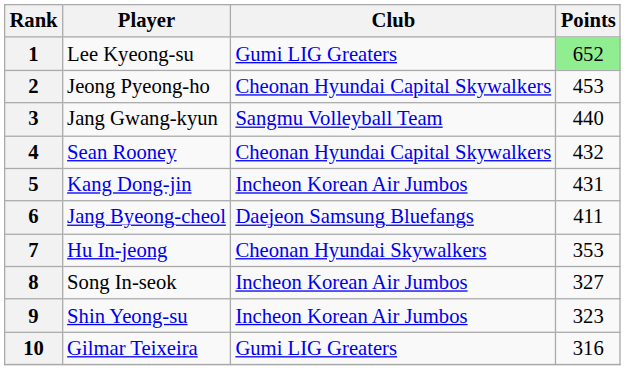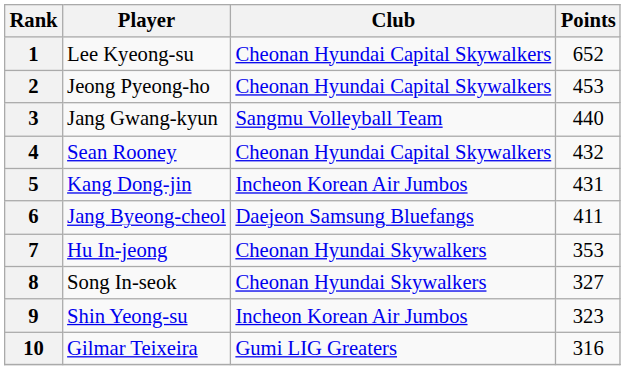(316, 53) Gumi LIG Greaters -> (393, 53) Cheonan Hyundai Capital Skywalkers
(588, 53) lightgreen background -> (588, 53) no background
(351, 282) Incheon Korean Air Jumbos -> (361, 282) Cheonan Hyundai Skywalkers
